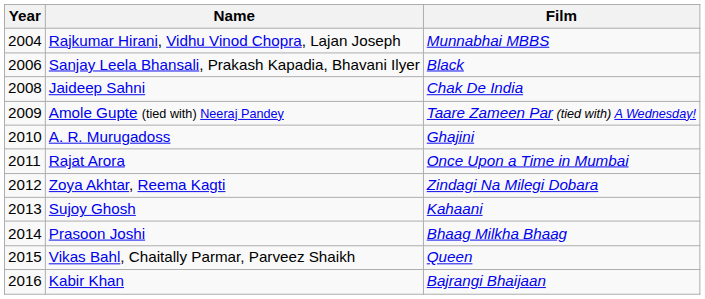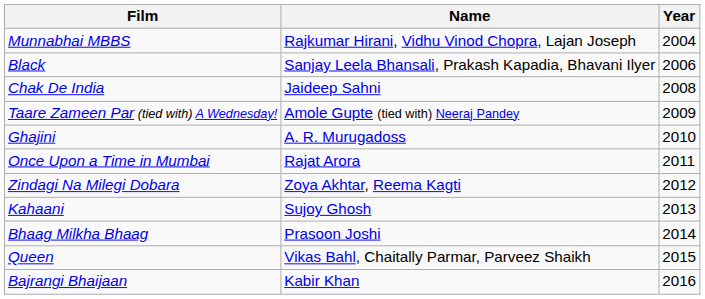columns swapped: (25, 16) <-> (561, 16)
